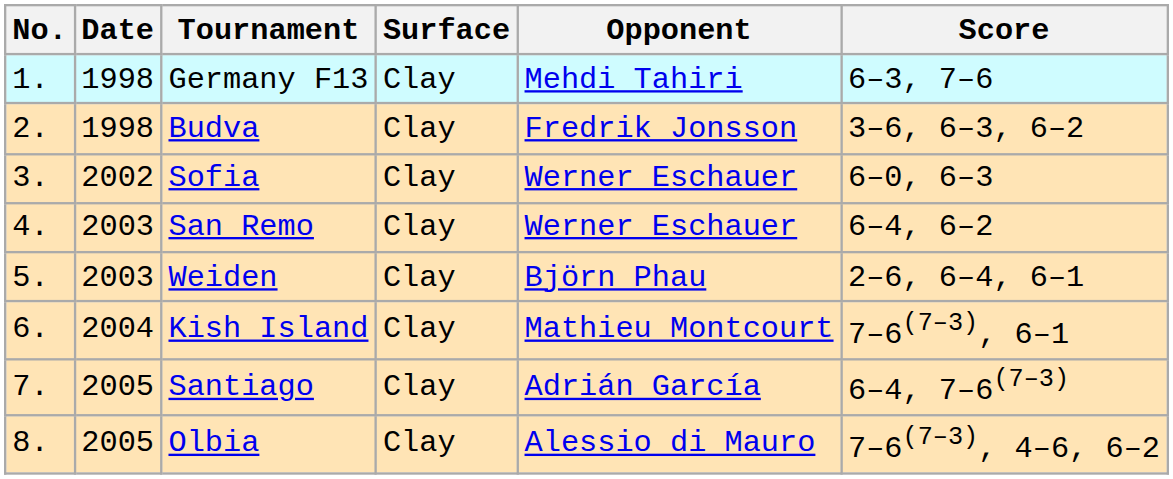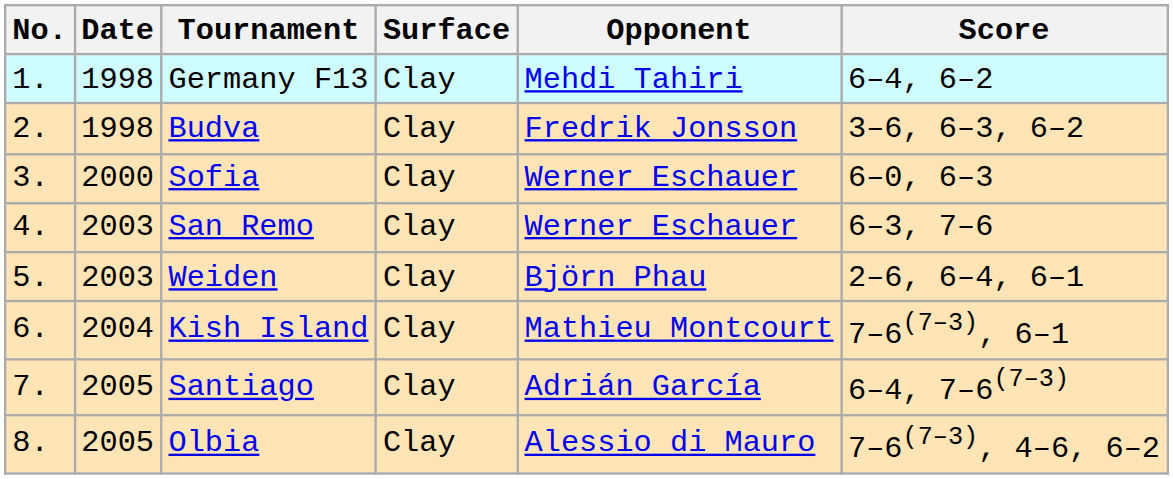(921, 79) 6–3, 7–6 -> (921, 79) 6–4, 6–2
(118, 178) 2002 -> (118, 178) 2000
(921, 227) 6–4, 6–2 -> (921, 227) 6–3, 7–6
